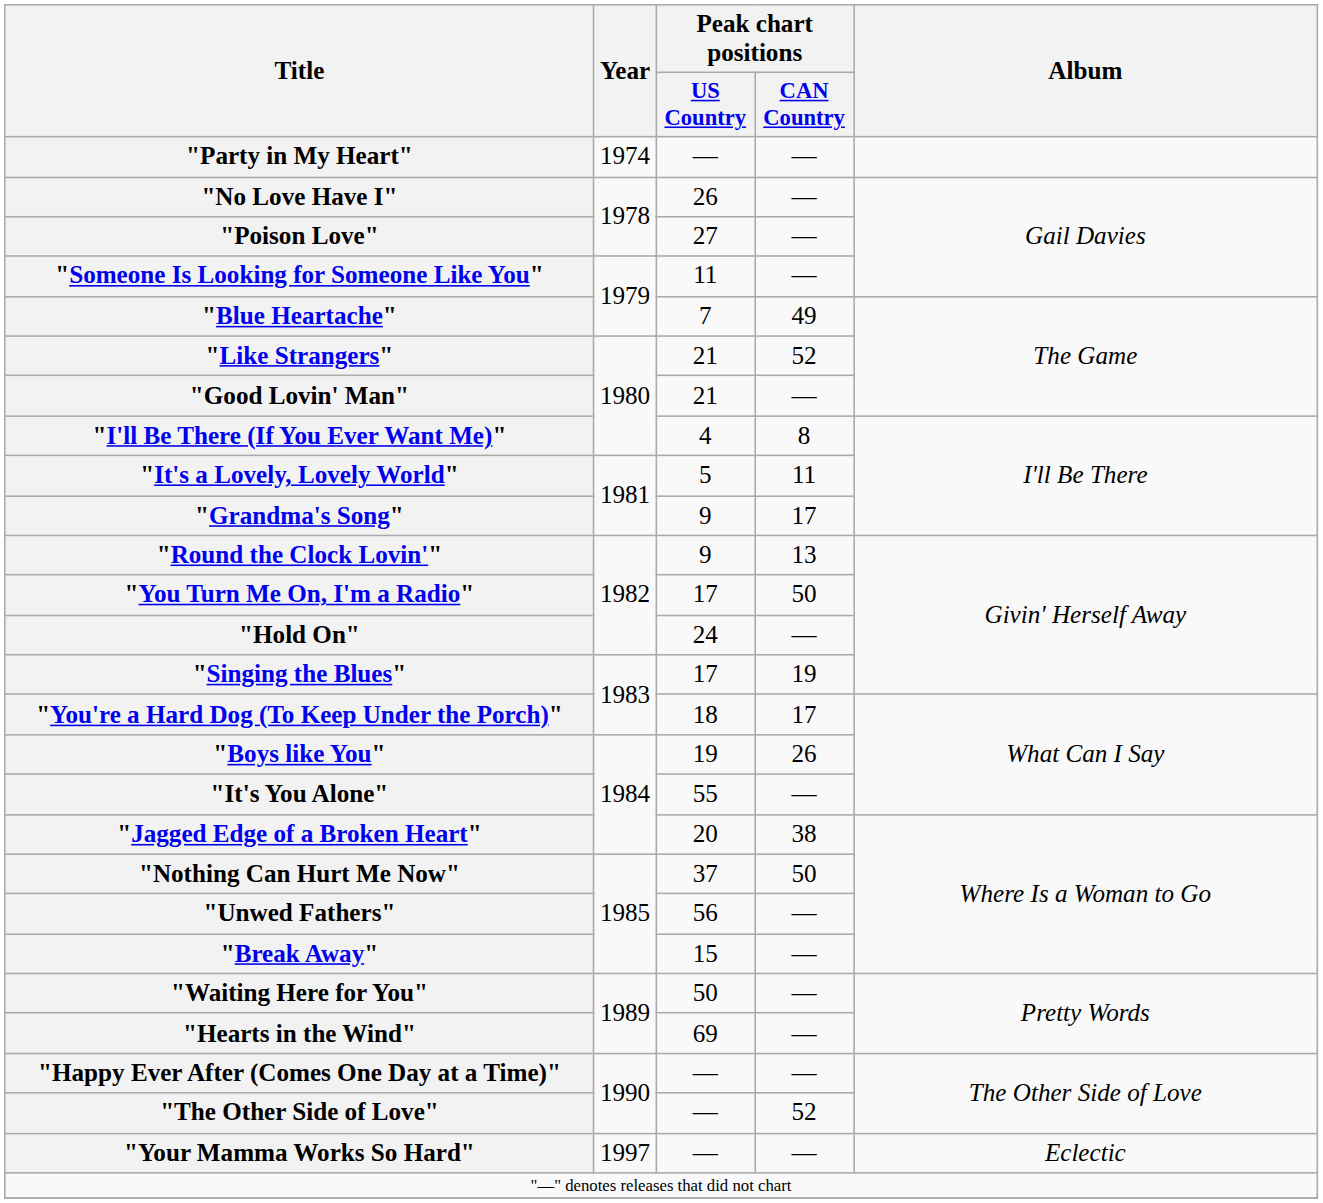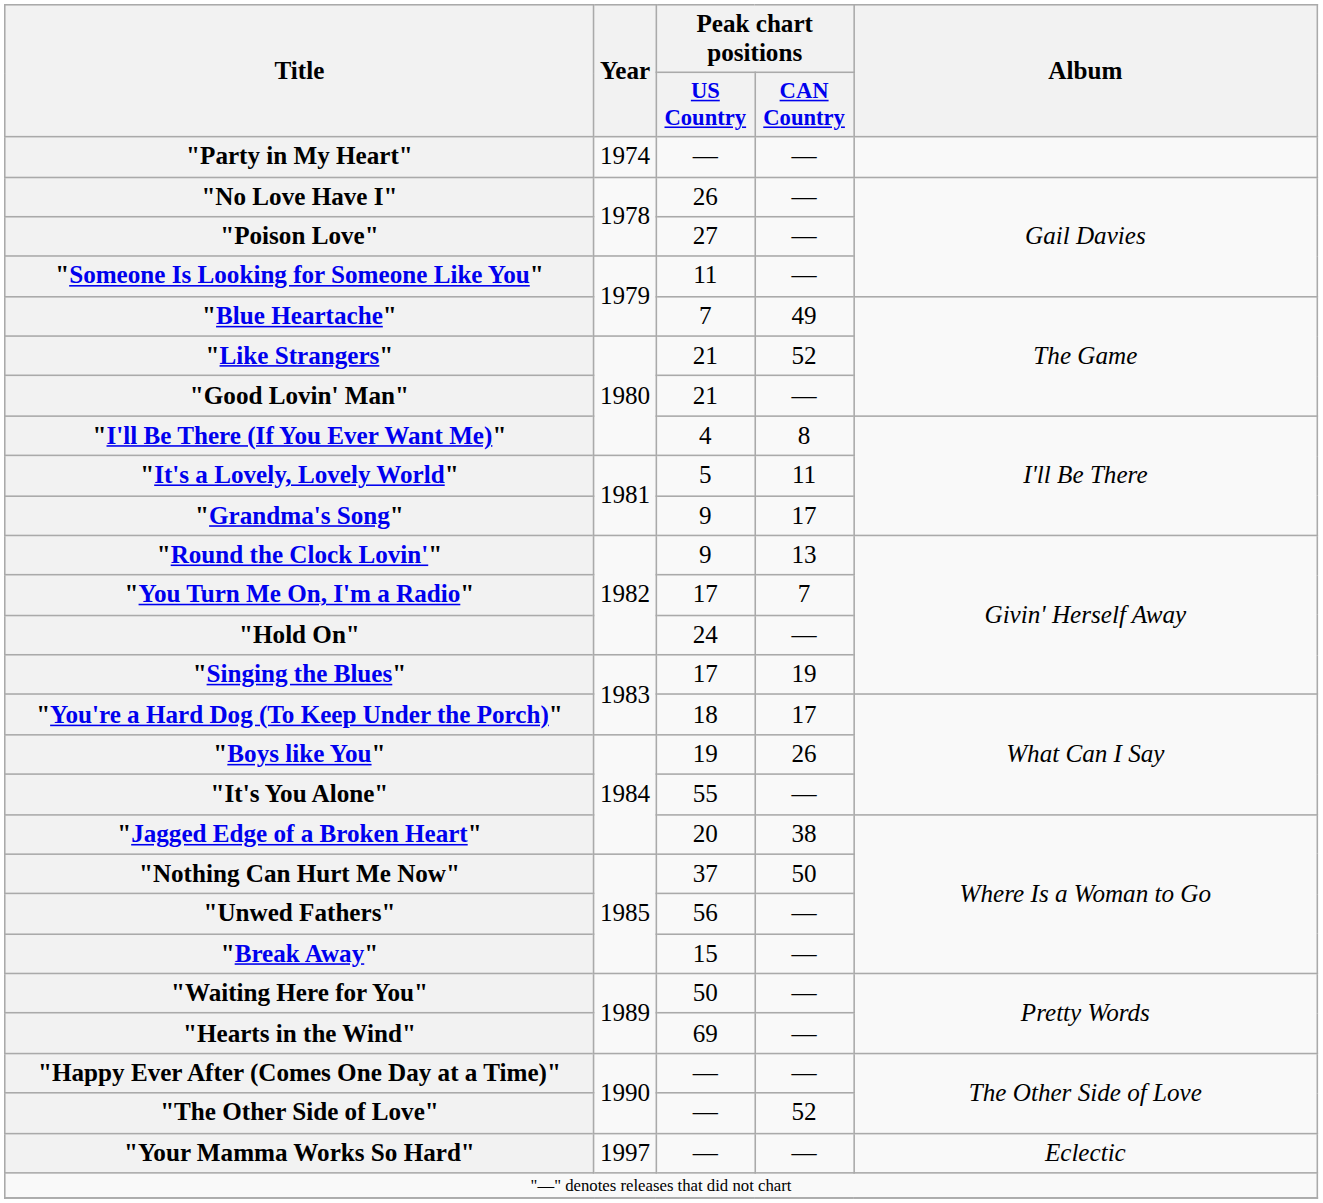(804, 594) 50 -> (804, 594) 7
